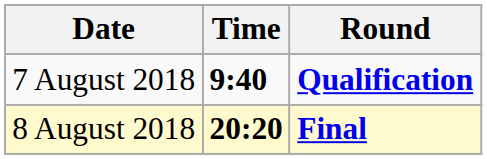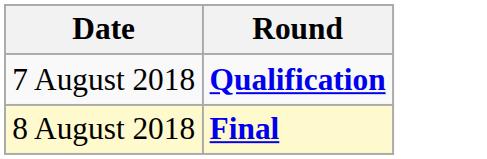- column: (246, 29)
